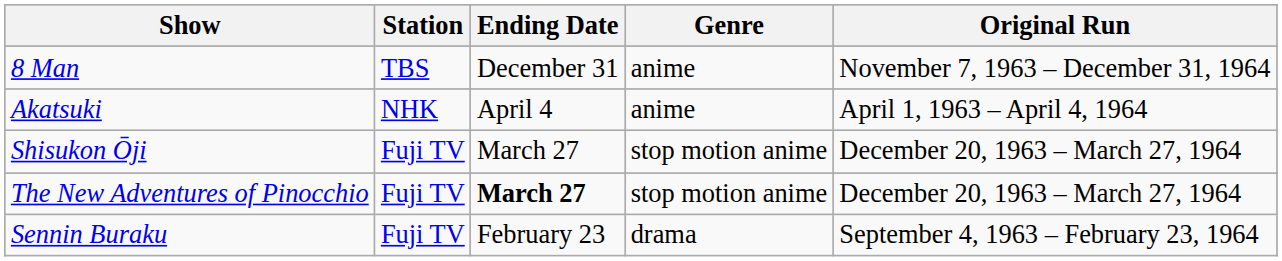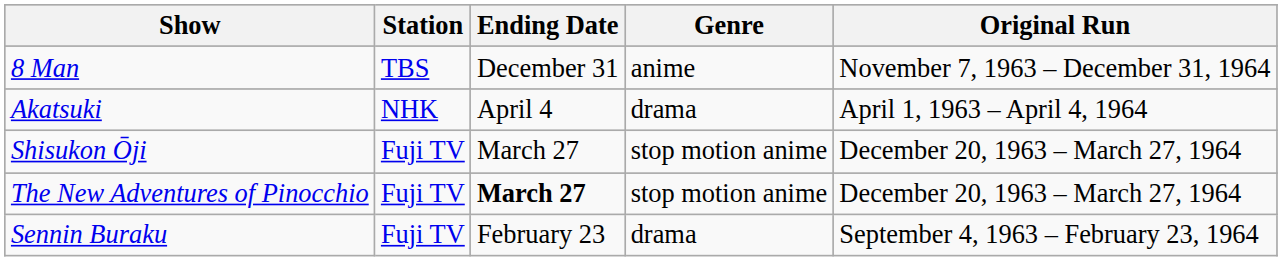(663, 109) anime -> (664, 109) drama
